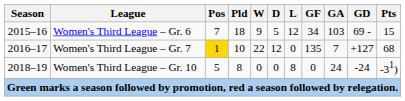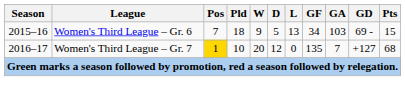(293, 31) 12 -> (294, 31) 13
(259, 48) 22 -> (259, 48) 20
- row: (125, 68)
